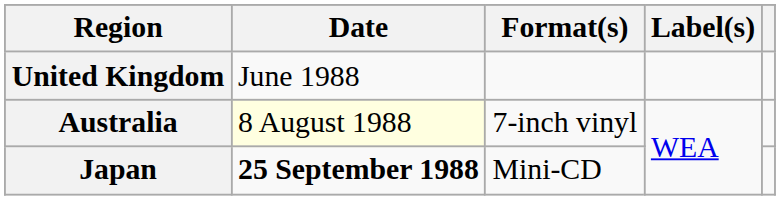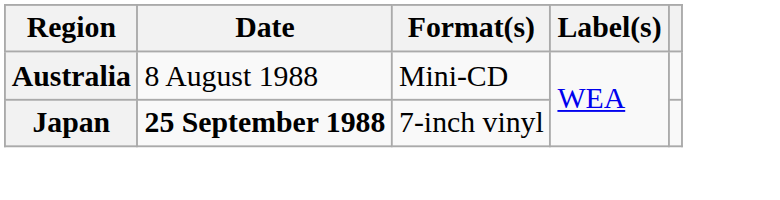- row: (118, 75)
(325, 122) lightyellow background -> (231, 75) no background
(565, 122) 7-inch vinyl -> (454, 75) Mini-CD
(547, 169) Mini-CD -> (471, 122) 7-inch vinyl
